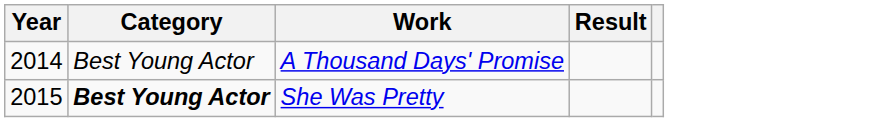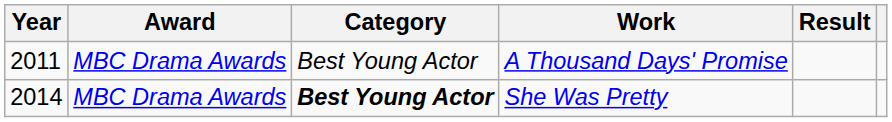+ column: (180, 23)
(36, 60) 2014 -> (35, 60) 2011
(36, 97) 2015 -> (36, 97) 2014
